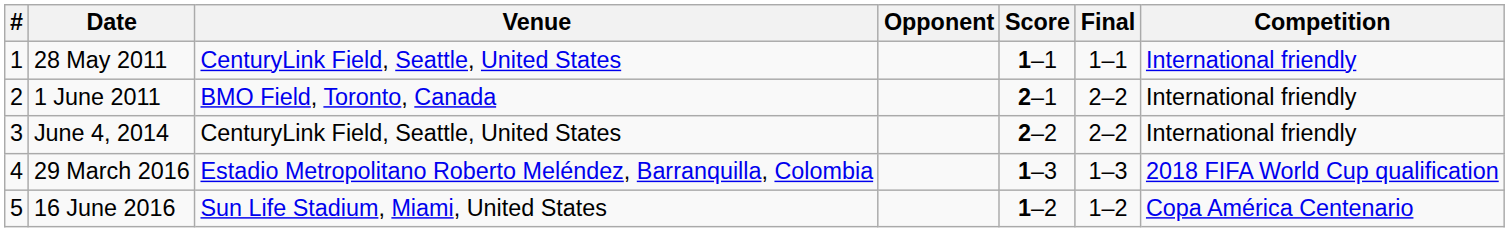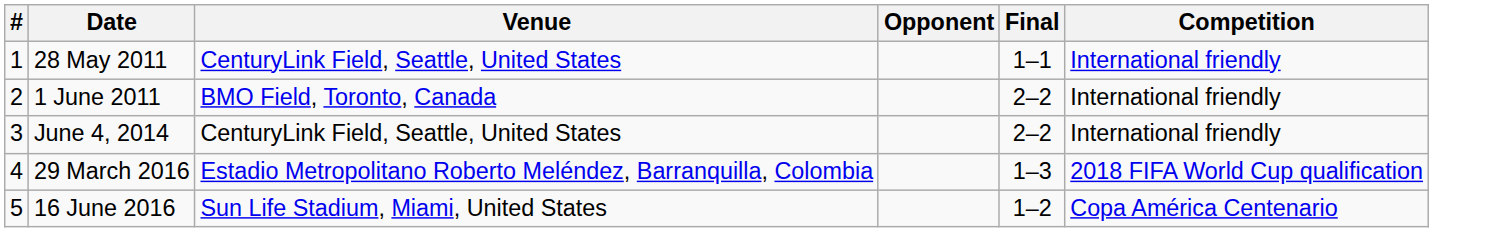- column: (1037, 23)
